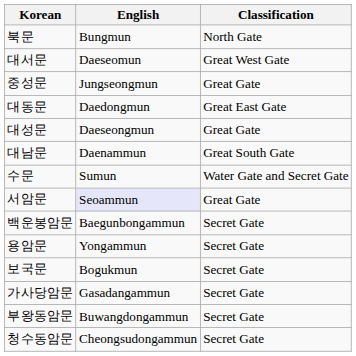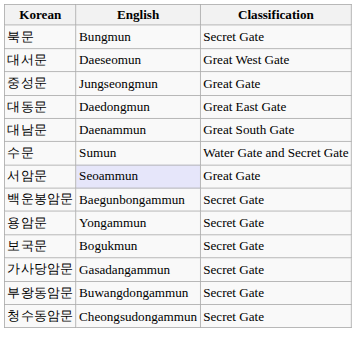(233, 36) North Gate -> (234, 36) Secret Gate
- row: (27, 129)
